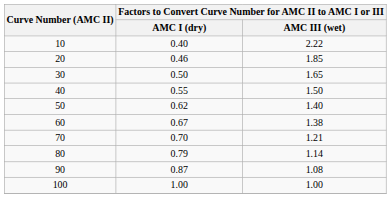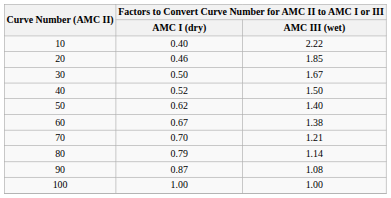(314, 75) 1.65 -> (314, 75) 1.67
(179, 91) 0.55 -> (179, 91) 0.52
